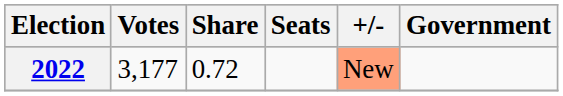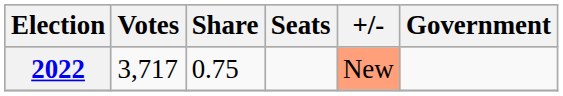(148, 68) 3,177 -> (148, 68) 3,717
(215, 68) 0.72 -> (215, 68) 0.75
